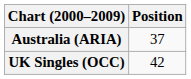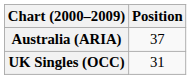(157, 62) 42 -> (157, 62) 31
